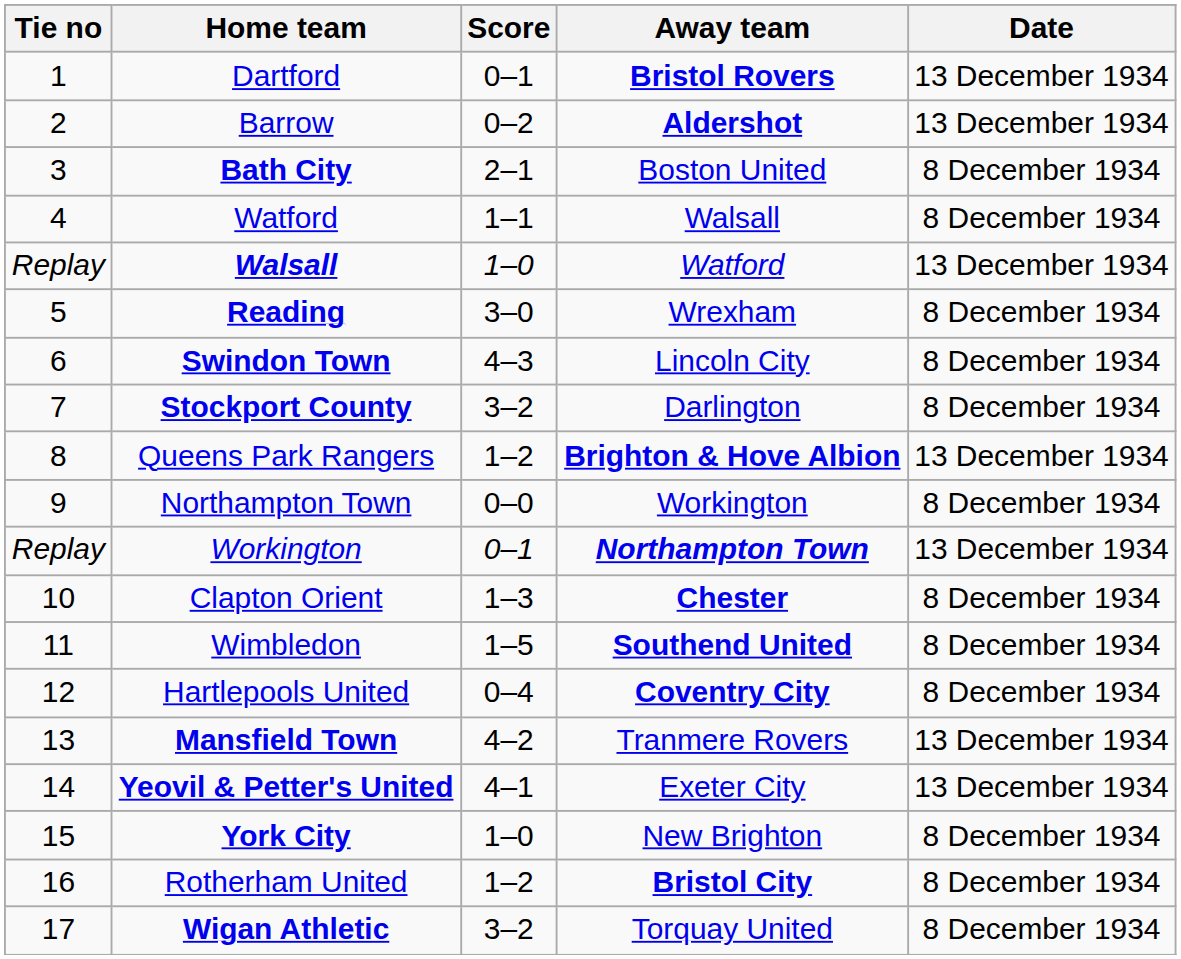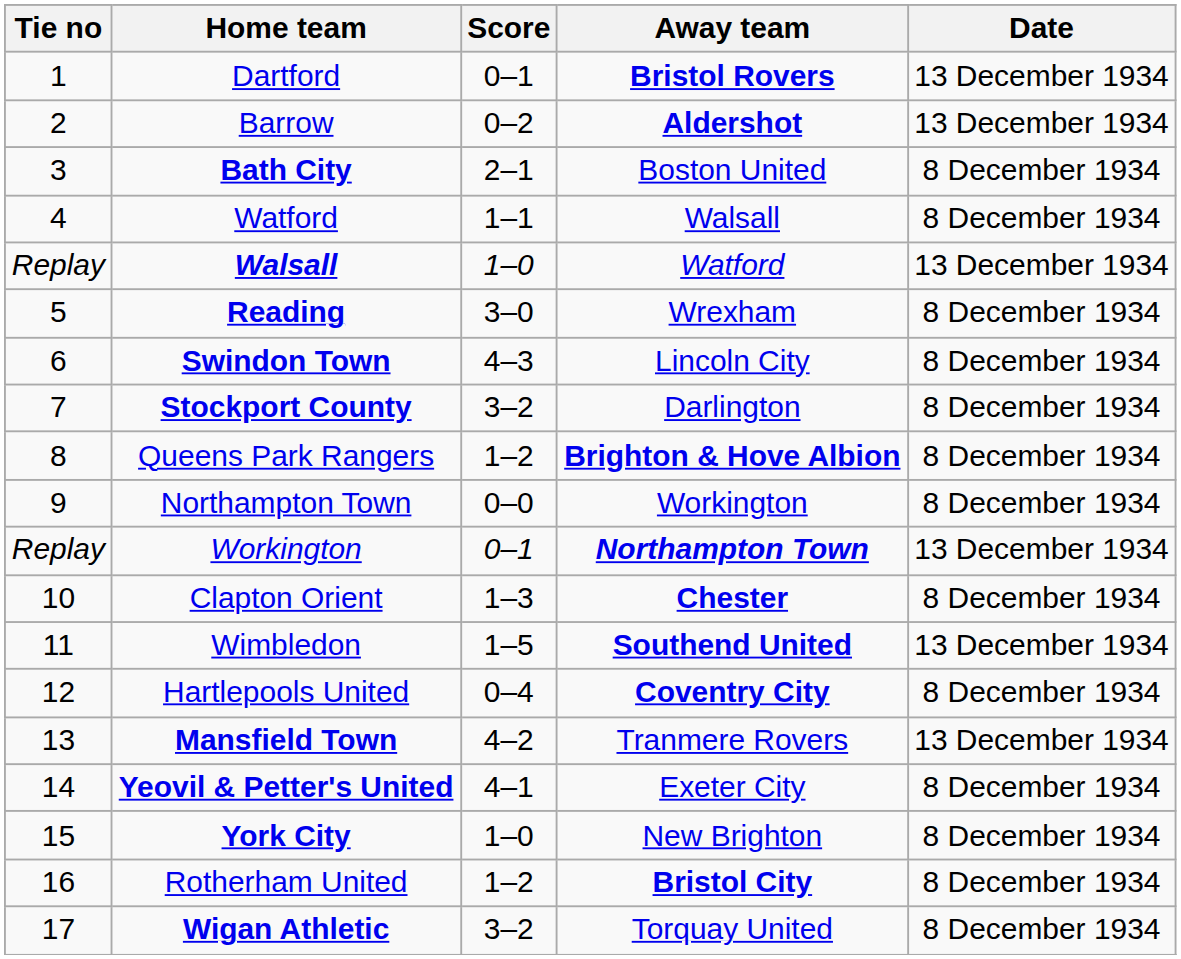(1042, 455) 13 December 1934 -> (1042, 455) 8 December 1934
(1042, 645) 8 December 1934 -> (1042, 645) 13 December 1934
(1042, 787) 13 December 1934 -> (1042, 787) 8 December 1934
